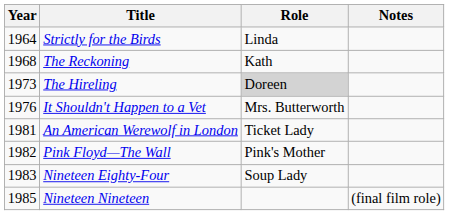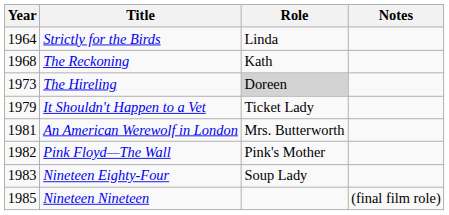(22, 107) 1976 -> (22, 107) 1979
(295, 107) Mrs. Butterworth -> (279, 107) Ticket Lady
(279, 130) Ticket Lady -> (295, 130) Mrs. Butterworth
